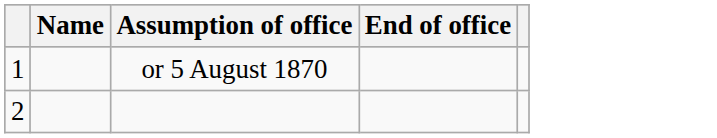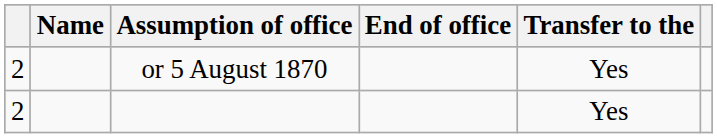+ column: (609, 25)
(18, 68) 1 -> (18, 68) 2
